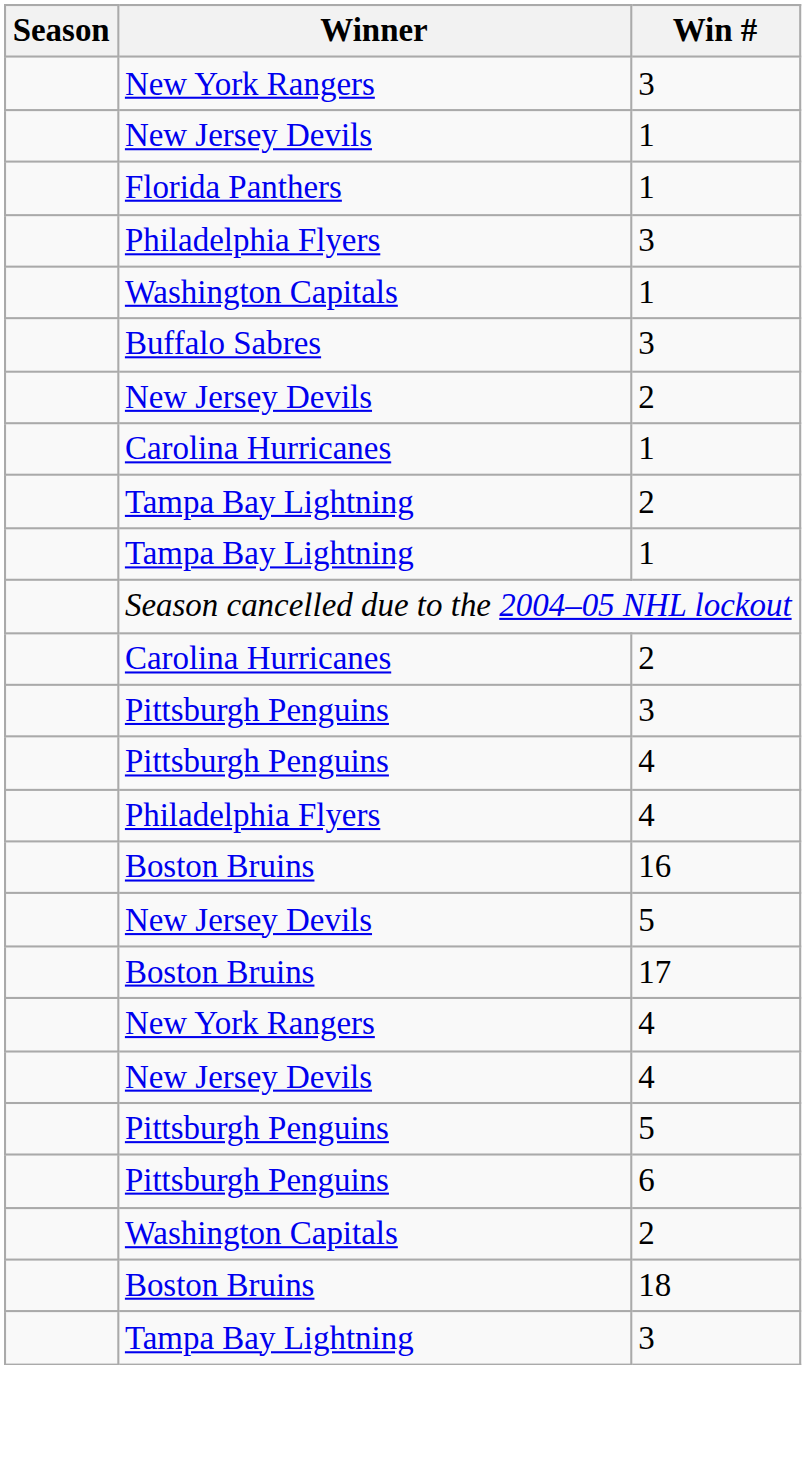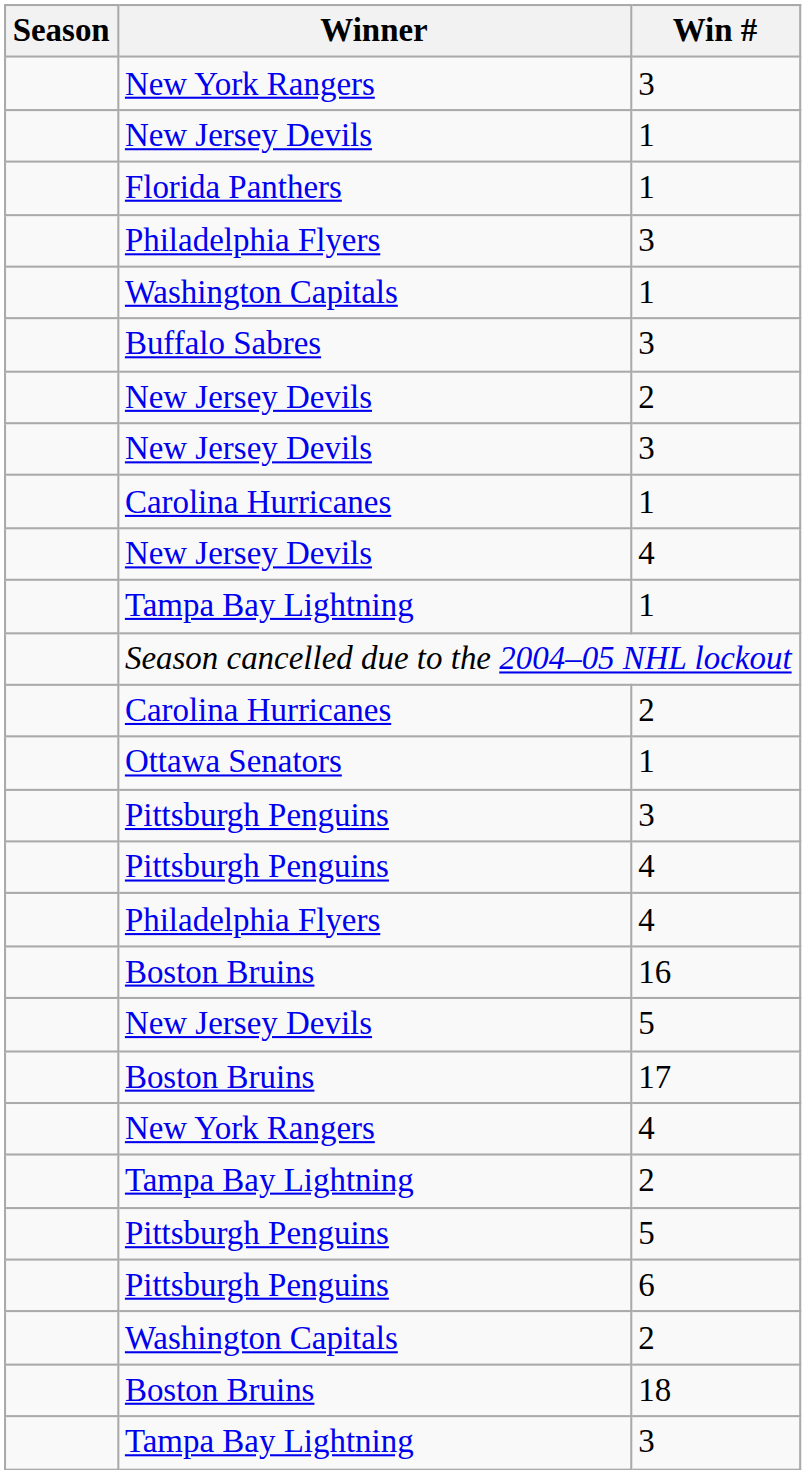+ row: (248, 448)
rows swapped: (248, 1076) <-> (269, 501)
+ row: (233, 762)
